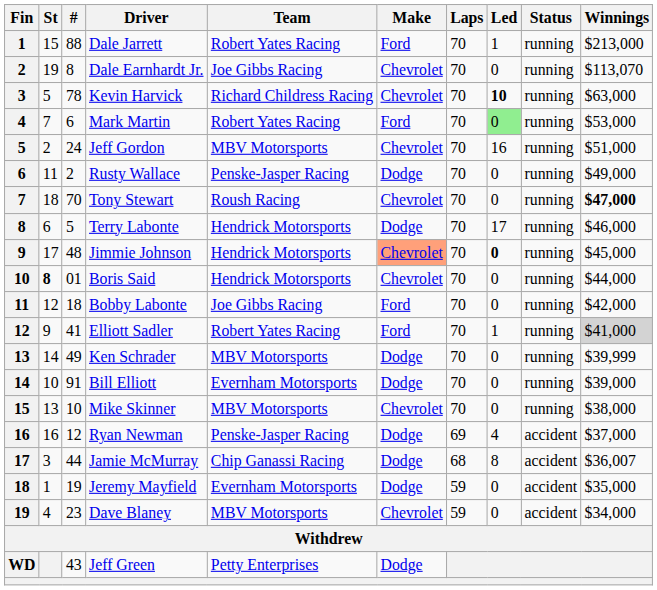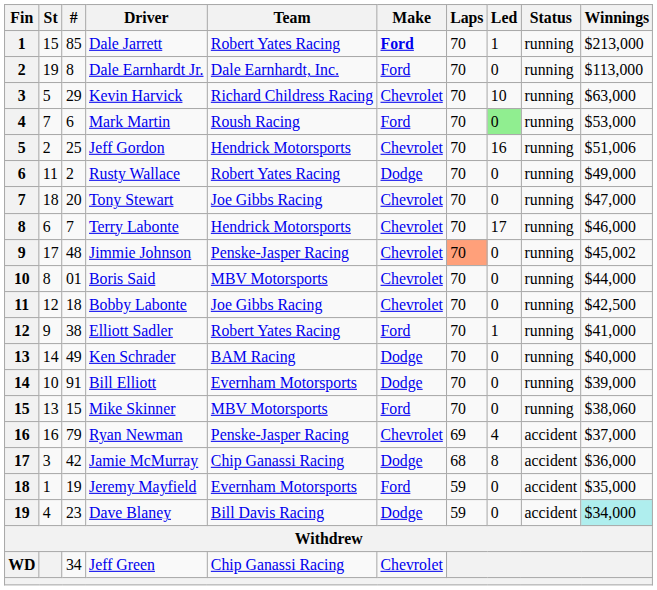(74, 43) 88 -> (74, 43) 85
(395, 43) normal -> (397, 43) bold
(267, 69) Joe Gibbs Racing -> (275, 69) Dale Earnhardt, Inc.
(412, 69) Chevrolet -> (395, 69) Ford
(614, 69) $113,070 -> (614, 69) $113,000
(74, 95) 78 -> (74, 95) 29
(499, 95) bold -> (499, 95) normal
(276, 121) Robert Yates Racing -> (255, 121) Roush Racing
(74, 148) 24 -> (74, 148) 25
(269, 148) MBV Motorsports -> (281, 148) Hendrick Motorsports
(610, 148) $51,000 -> (610, 148) $51,006
(280, 174) Penske-Jasper Racing -> (276, 174) Robert Yates Racing
(74, 200) 70 -> (74, 200) 20
(255, 200) Roush Racing -> (267, 200) Joe Gibbs Racing
(610, 200) bold -> (610, 200) normal
(70, 226) 5 -> (70, 226) 7
(402, 226) Dodge -> (412, 226) Chevrolet
(281, 252) Hendrick Motorsports -> (280, 252) Penske-Jasper Racing
(412, 252) lightsalmon background -> (412, 252) no background
(458, 252) no background -> (458, 252) lightsalmon background
(495, 252) bold -> (495, 252) normal
(610, 252) $45,000 -> (610, 252) $45,002
(47, 278) bold -> (47, 278) normal
(281, 278) Hendrick Motorsports -> (269, 278) MBV Motorsports
(395, 304) Ford -> (412, 304) Chevrolet
(610, 304) $42,000 -> (610, 304) $42,500
(74, 330) 41 -> (74, 330) 38
(610, 330) lightgrey background -> (610, 330) no background
(269, 356) MBV Motorsports -> (253, 356) BAM Racing
(610, 356) $39,999 -> (610, 356) $40,000
(74, 408) 10 -> (74, 408) 15
(412, 408) Chevrolet -> (395, 408) Ford
(610, 408) $38,000 -> (610, 408) $38,060
(74, 434) 12 -> (74, 434) 79
(402, 434) Dodge -> (412, 434) Chevrolet
(74, 460) 44 -> (74, 460) 42
(610, 460) $36,007 -> (610, 460) $36,000
(402, 486) Dodge -> (395, 486) Ford
(269, 512) MBV Motorsports -> (267, 512) Bill Davis Racing
(412, 512) Chevrolet -> (402, 512) Dodge
(610, 512) no background -> (610, 512) paleturquoise background
(74, 565) 43 -> (74, 565) 34
(265, 565) Petty Enterprises -> (278, 565) Chip Ganassi Racing
(402, 565) Dodge -> (412, 565) Chevrolet
